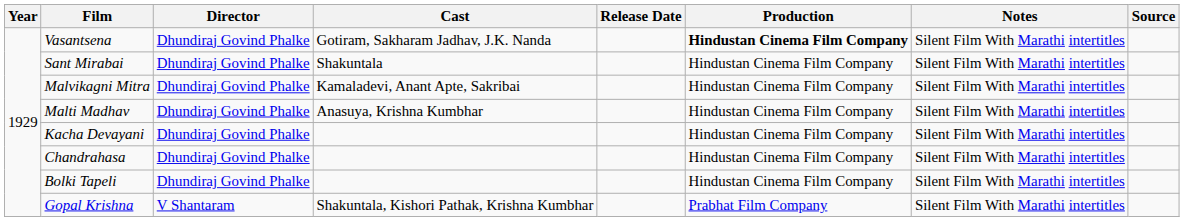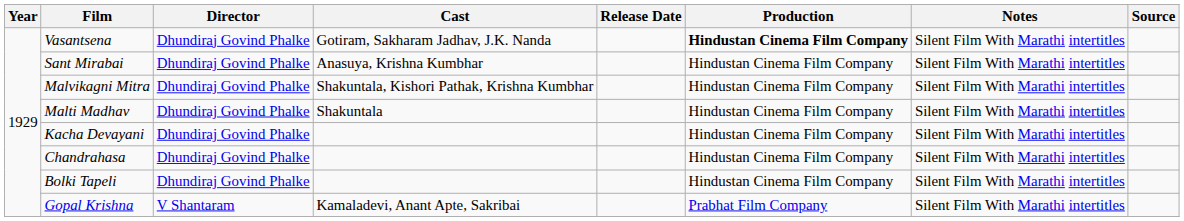(350, 63) Shakuntala -> (400, 63) Anasuya, Krishna Kumbhar
(418, 87) Kamaladevi, Anant Apte, Sakribai -> (455, 87) Shakuntala, Kishori Pathak, Krishna Kumbhar
(400, 110) Anasuya, Krishna Kumbhar -> (350, 110) Shakuntala
(455, 205) Shakuntala, Kishori Pathak, Krishna Kumbhar -> (418, 205) Kamaladevi, Anant Apte, Sakribai
